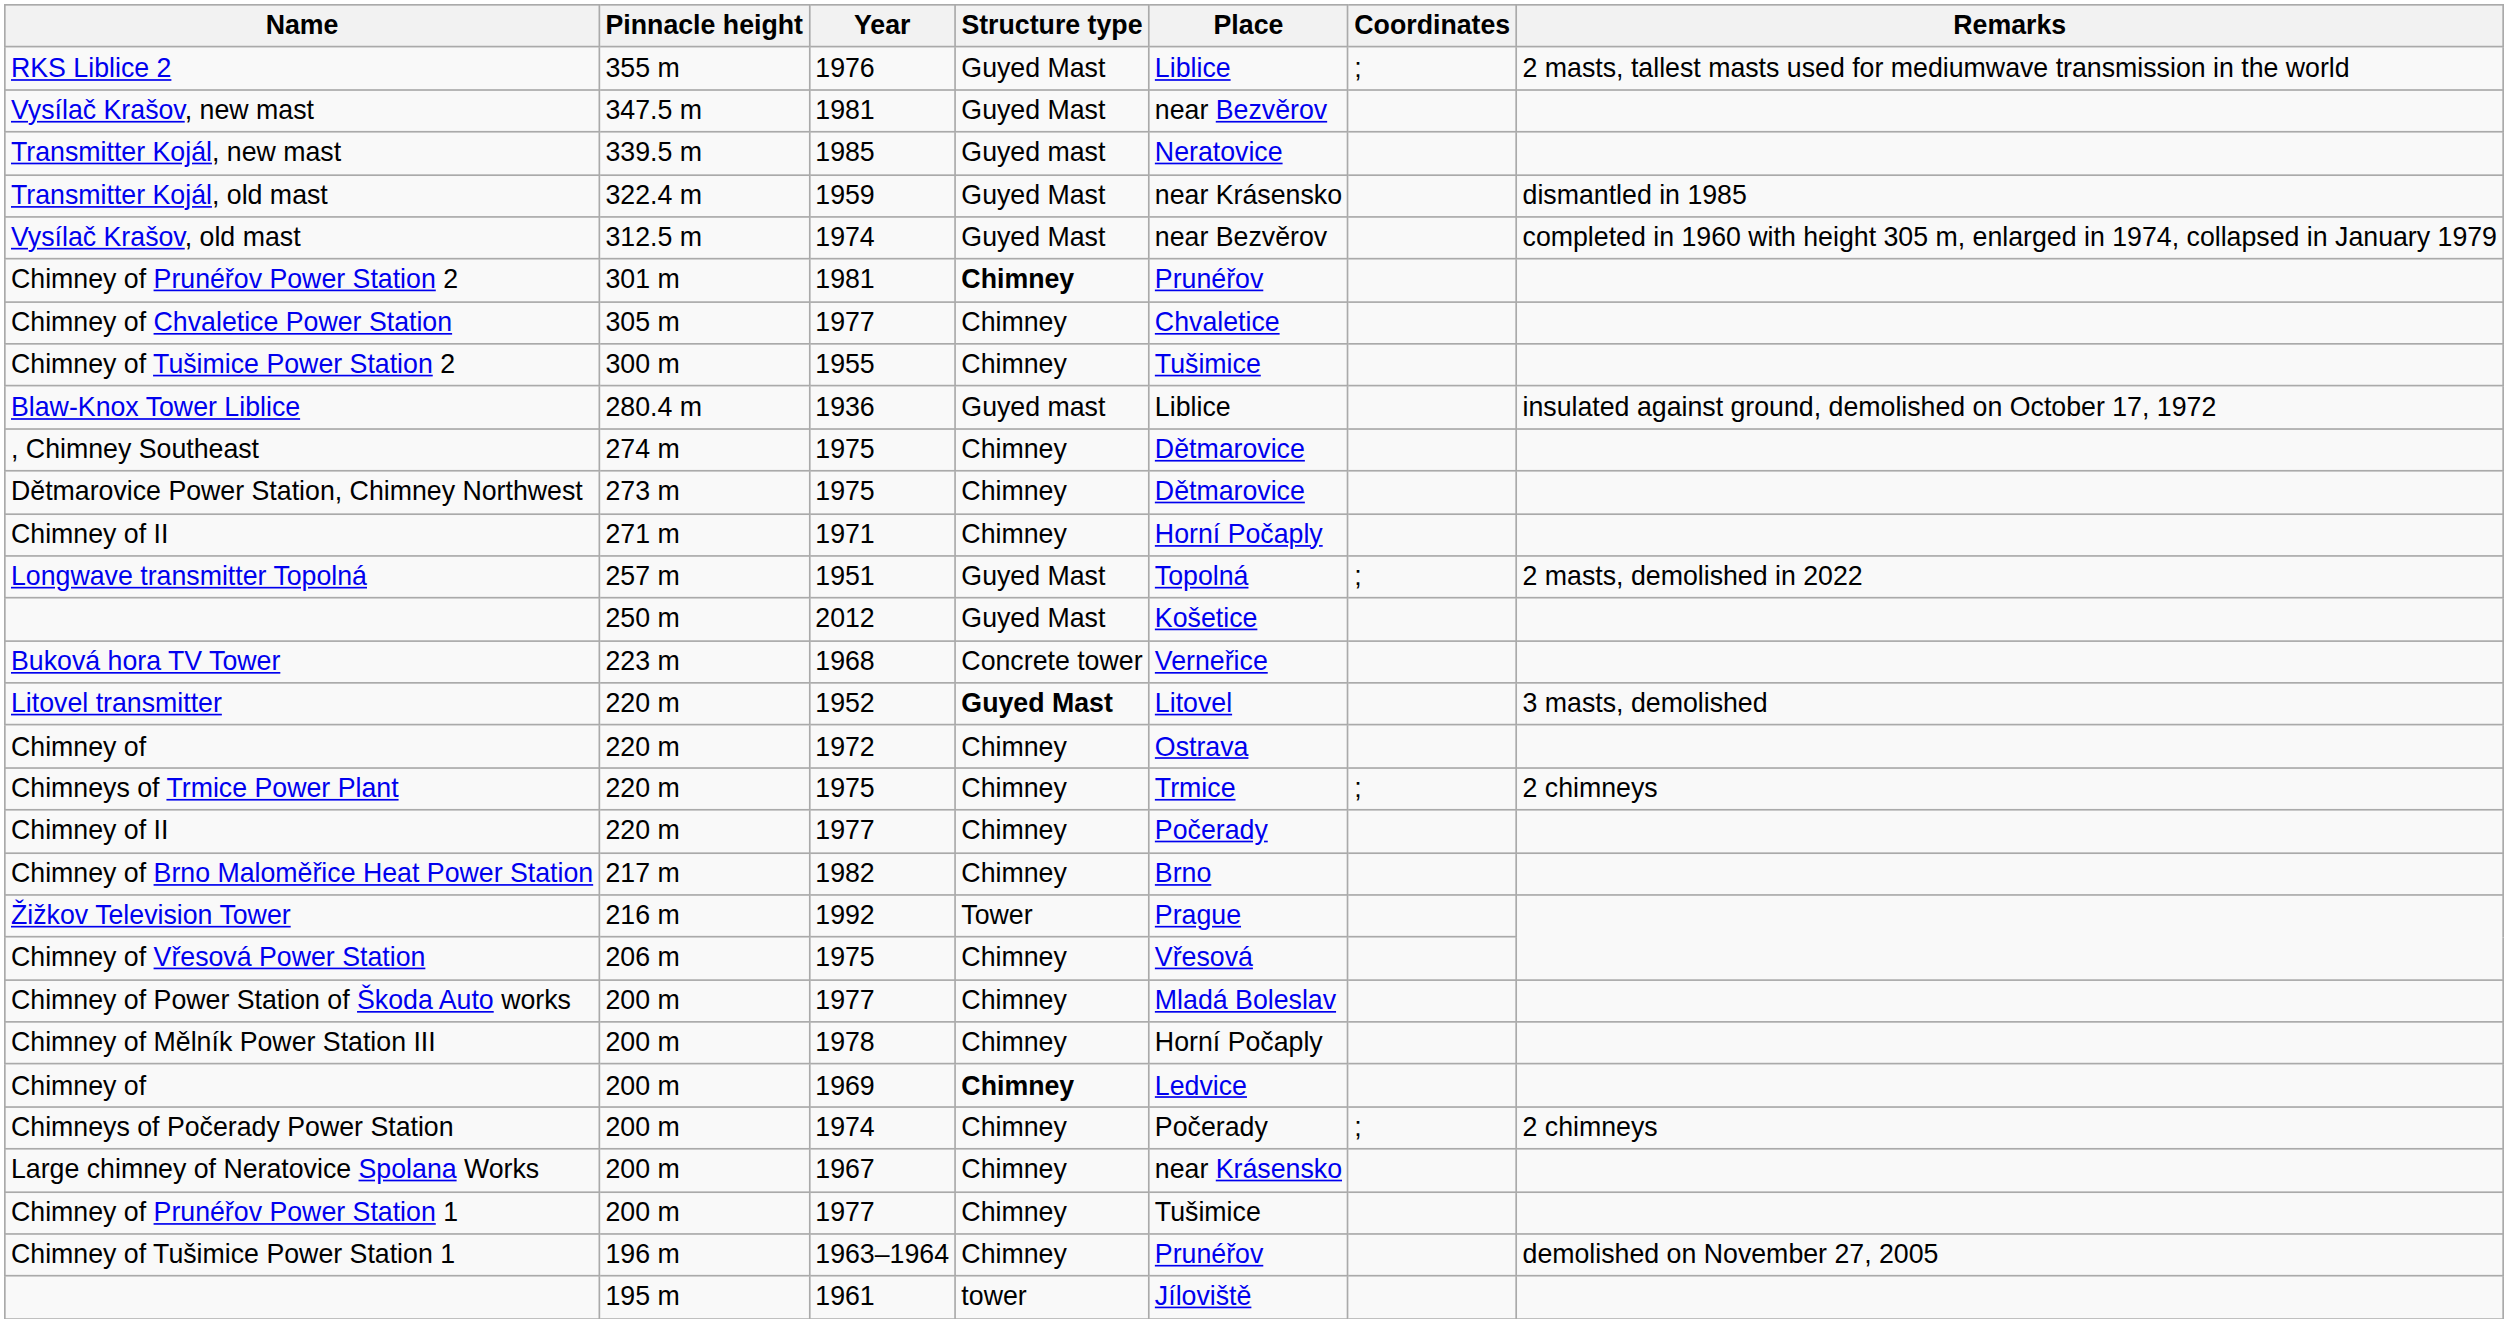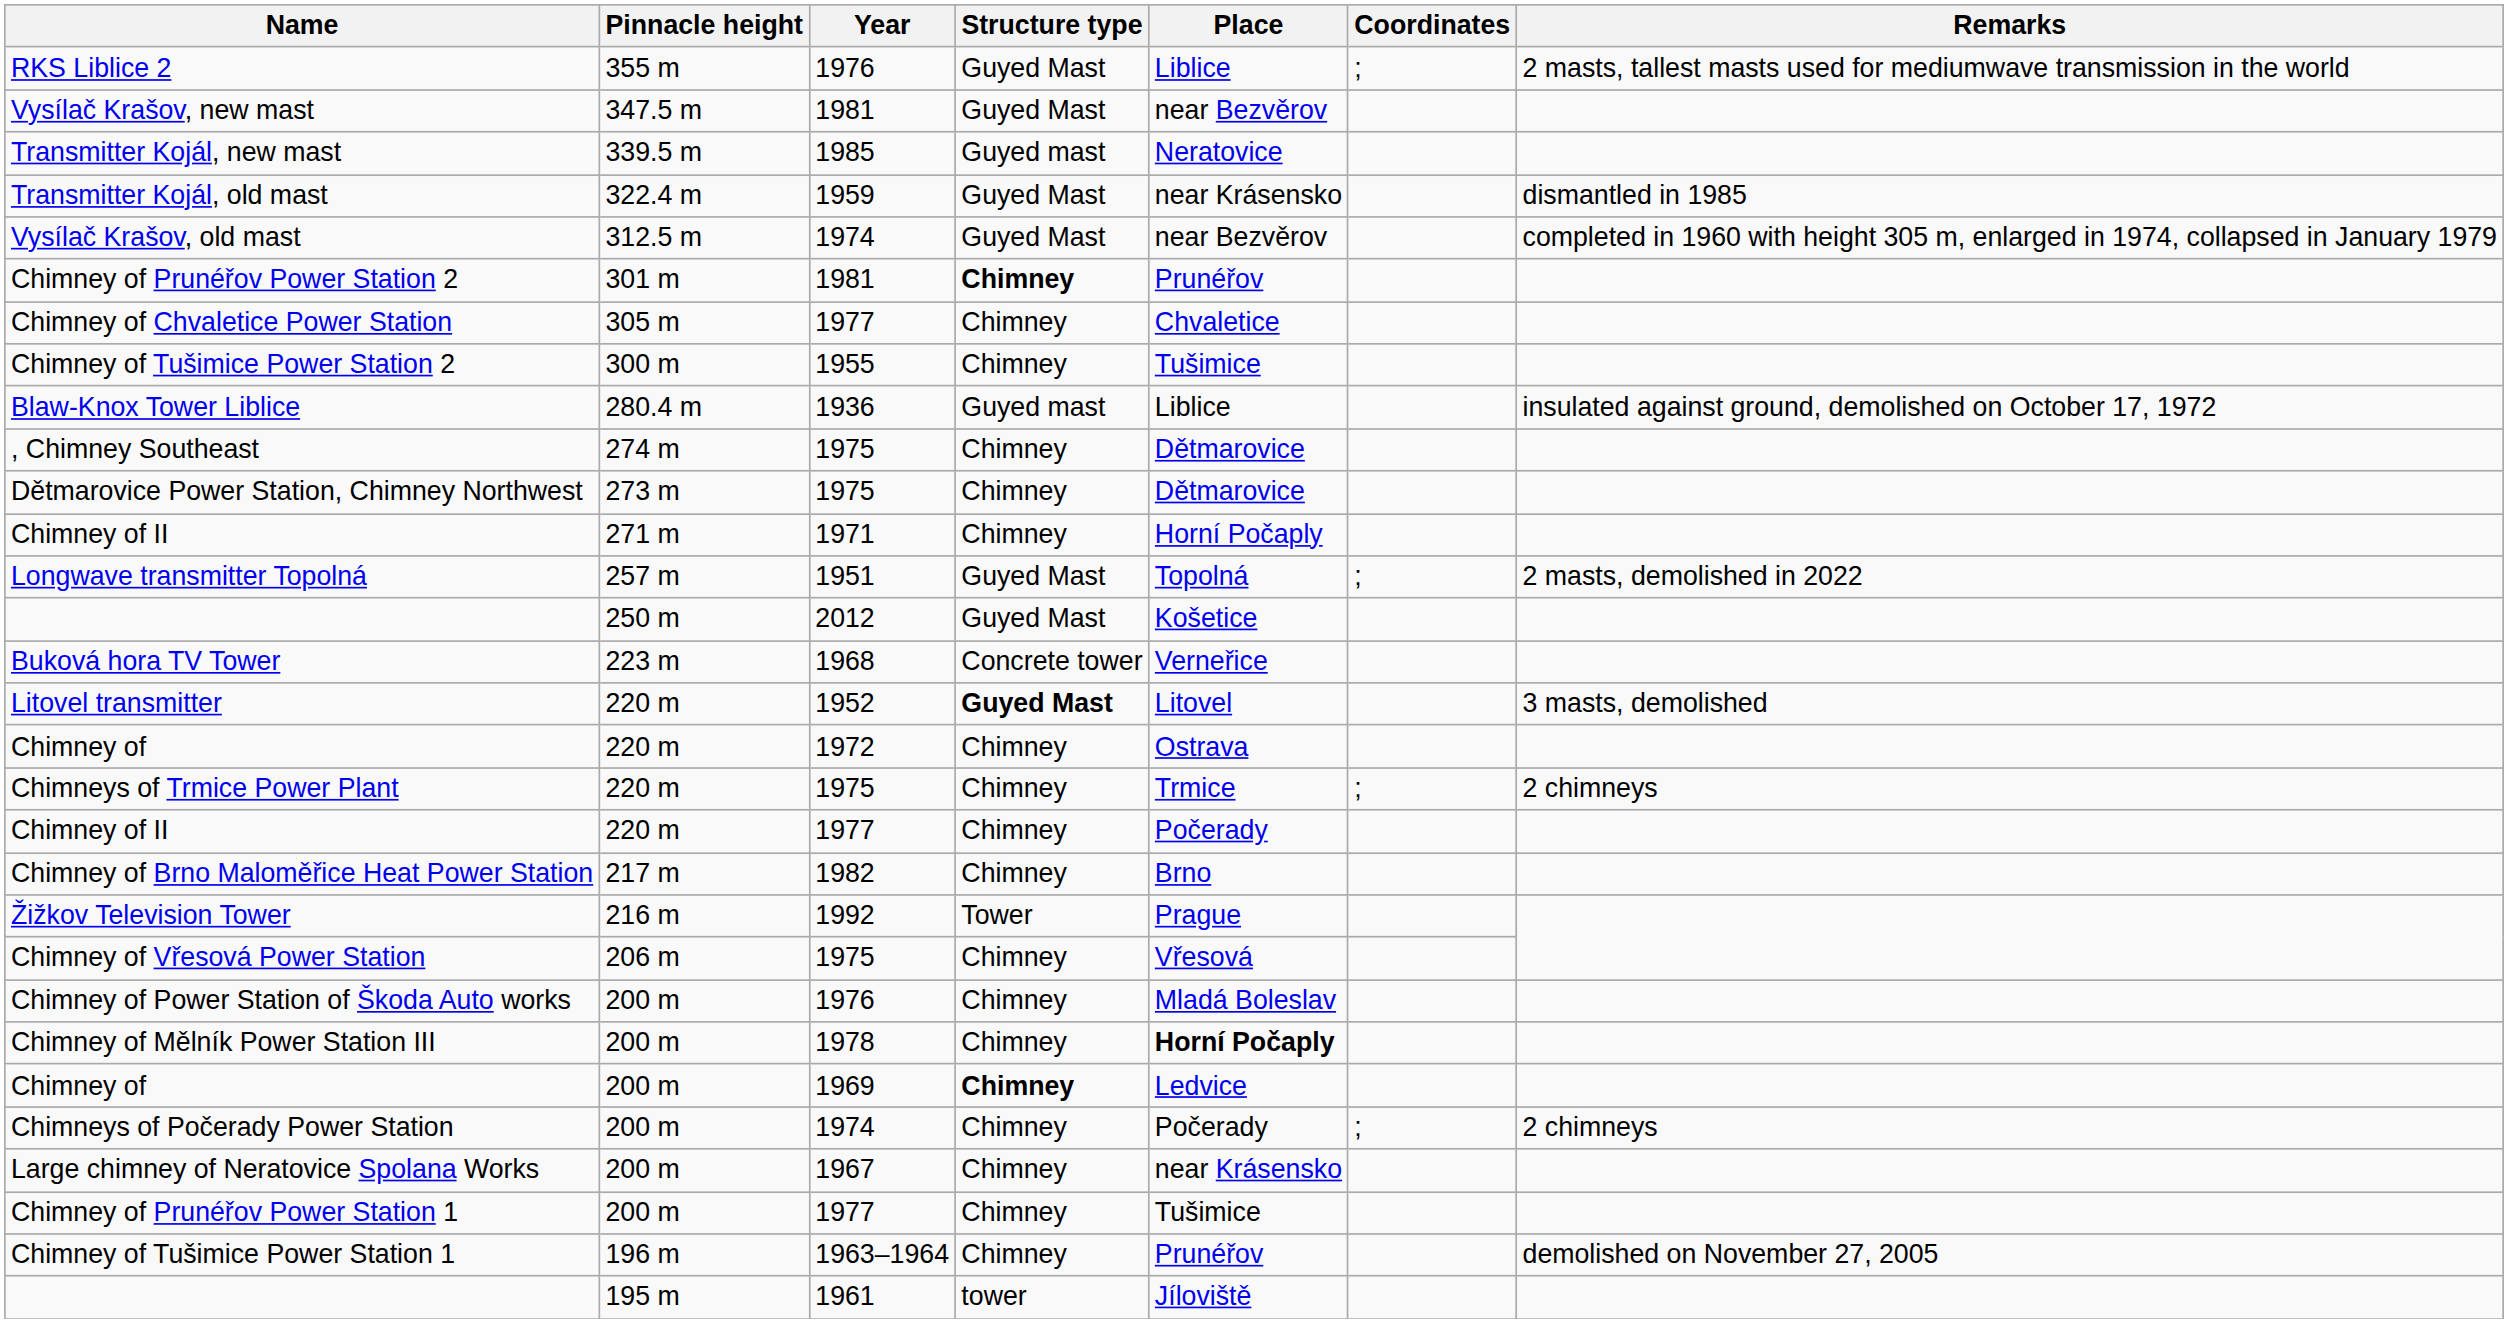(845, 1000) 1977 -> (845, 1000) 1976
(1239, 1042) normal -> (1245, 1042) bold
